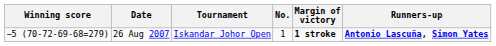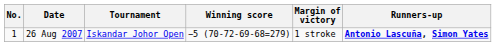columns swapped: (283, 16) <-> (58, 16)
(315, 35) bold -> (315, 35) normal
